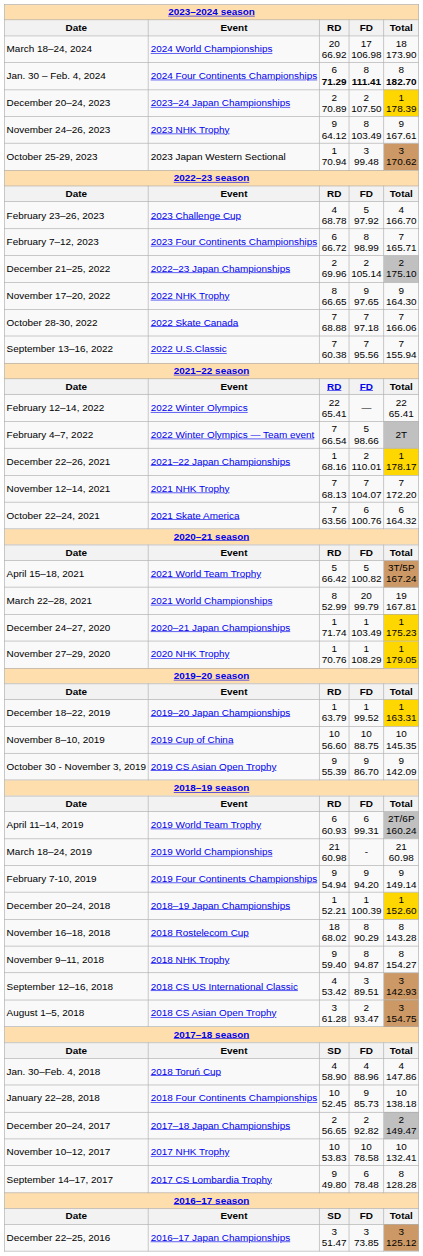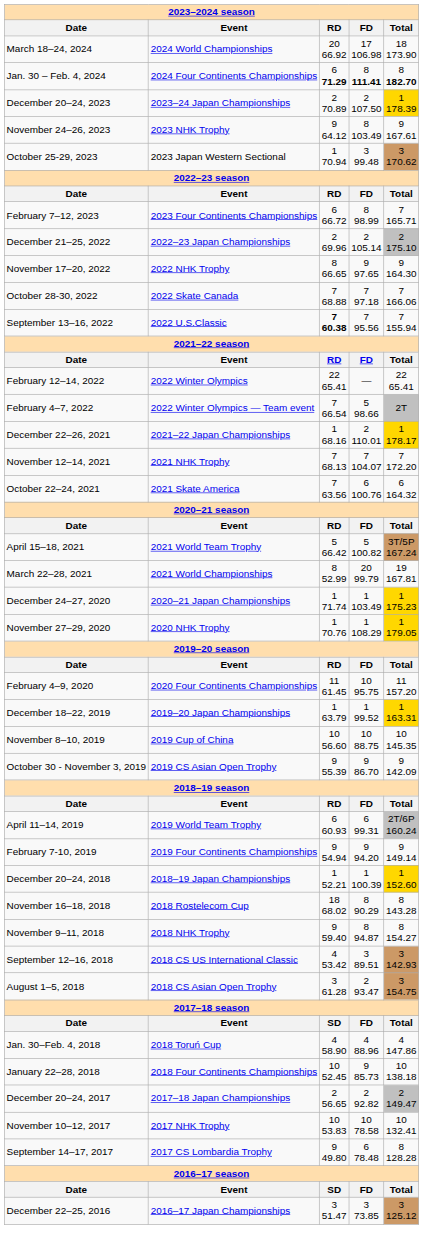- row: (55, 215)
(334, 349) normal -> (334, 322) bold
+ row: (50, 686)
- row: (49, 852)
